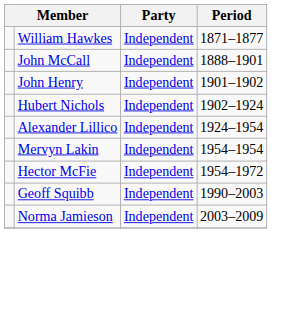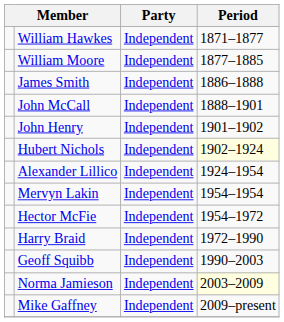+ row: (61, 60)
+ row: (53, 82)
(232, 104) no background -> (232, 149) lightyellow background
+ row: (52, 238)
(232, 216) no background -> (232, 283) lightyellow background
+ row: (57, 305)
